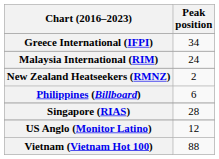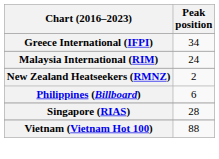- row: (89, 128)
